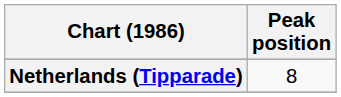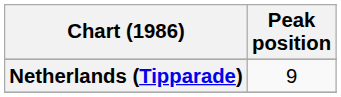(292, 75) 8 -> (292, 75) 9
